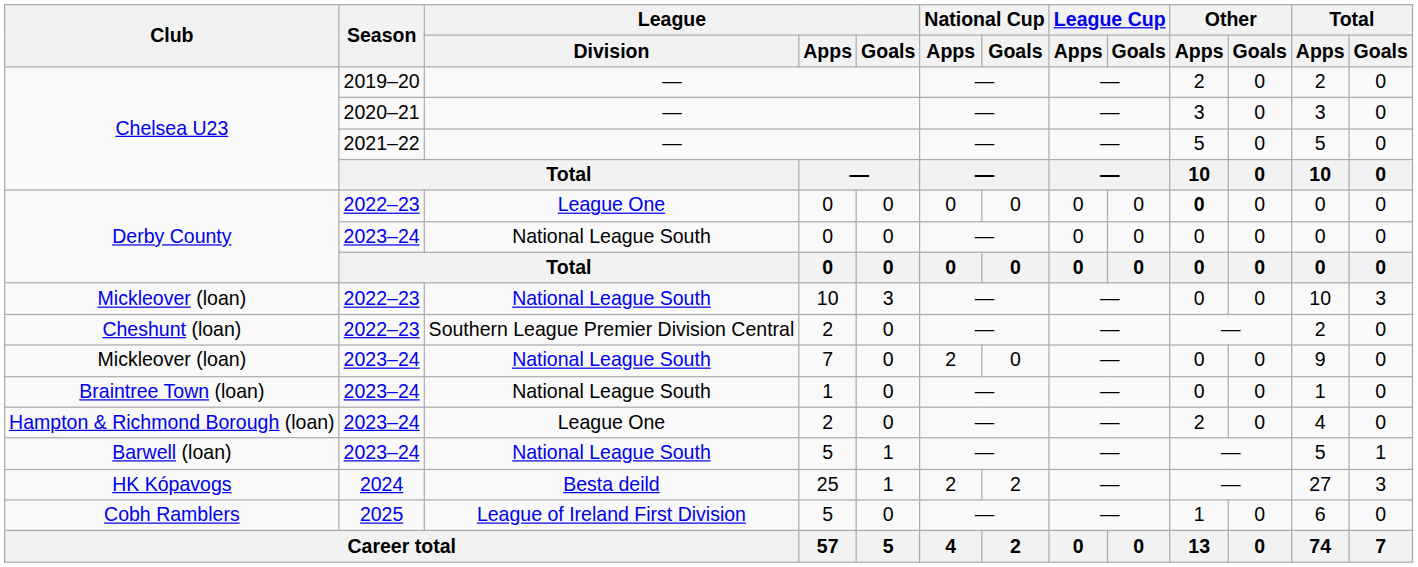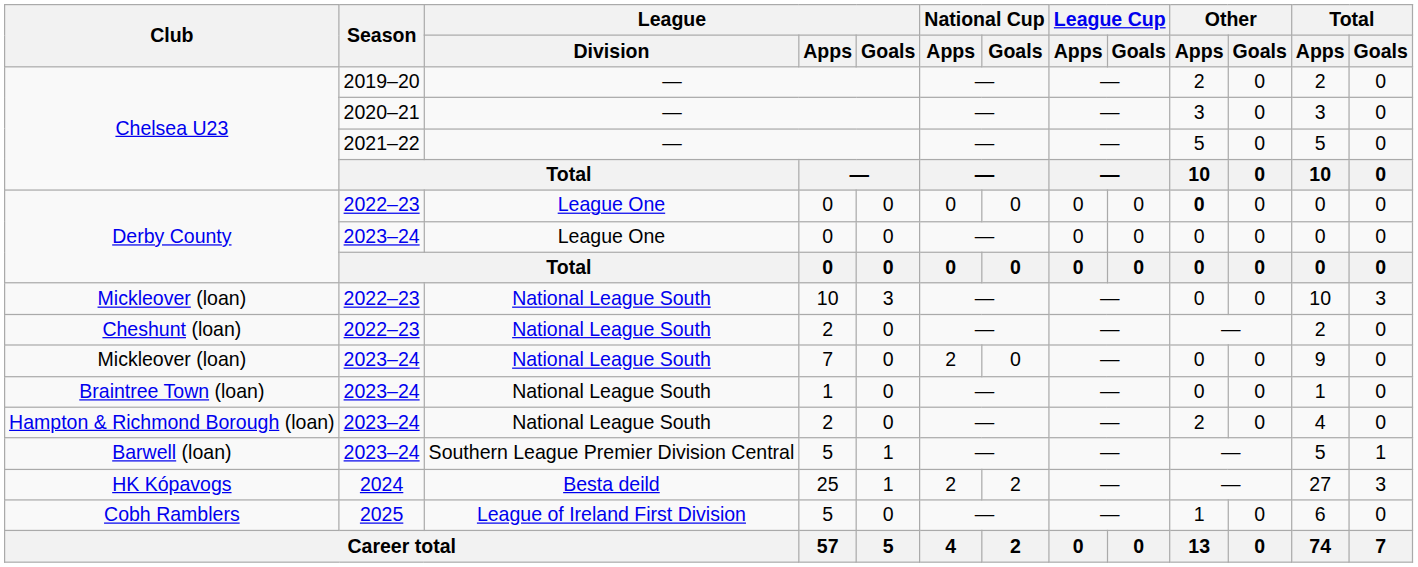(611, 236) National League South -> (611, 236) League One
(611, 329) Southern League Premier Division Central -> (611, 329) National League South
(611, 422) League One -> (611, 422) National League South
(611, 453) National League South -> (611, 453) Southern League Premier Division Central
